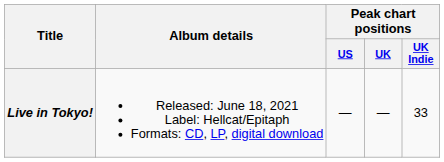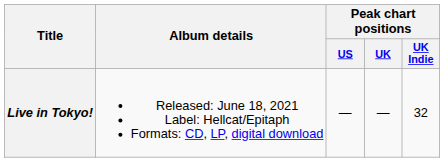(421, 112) 33 -> (421, 112) 32
